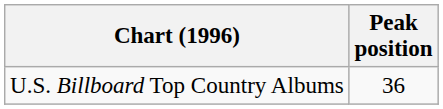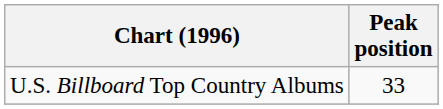(394, 85) 36 -> (394, 85) 33
